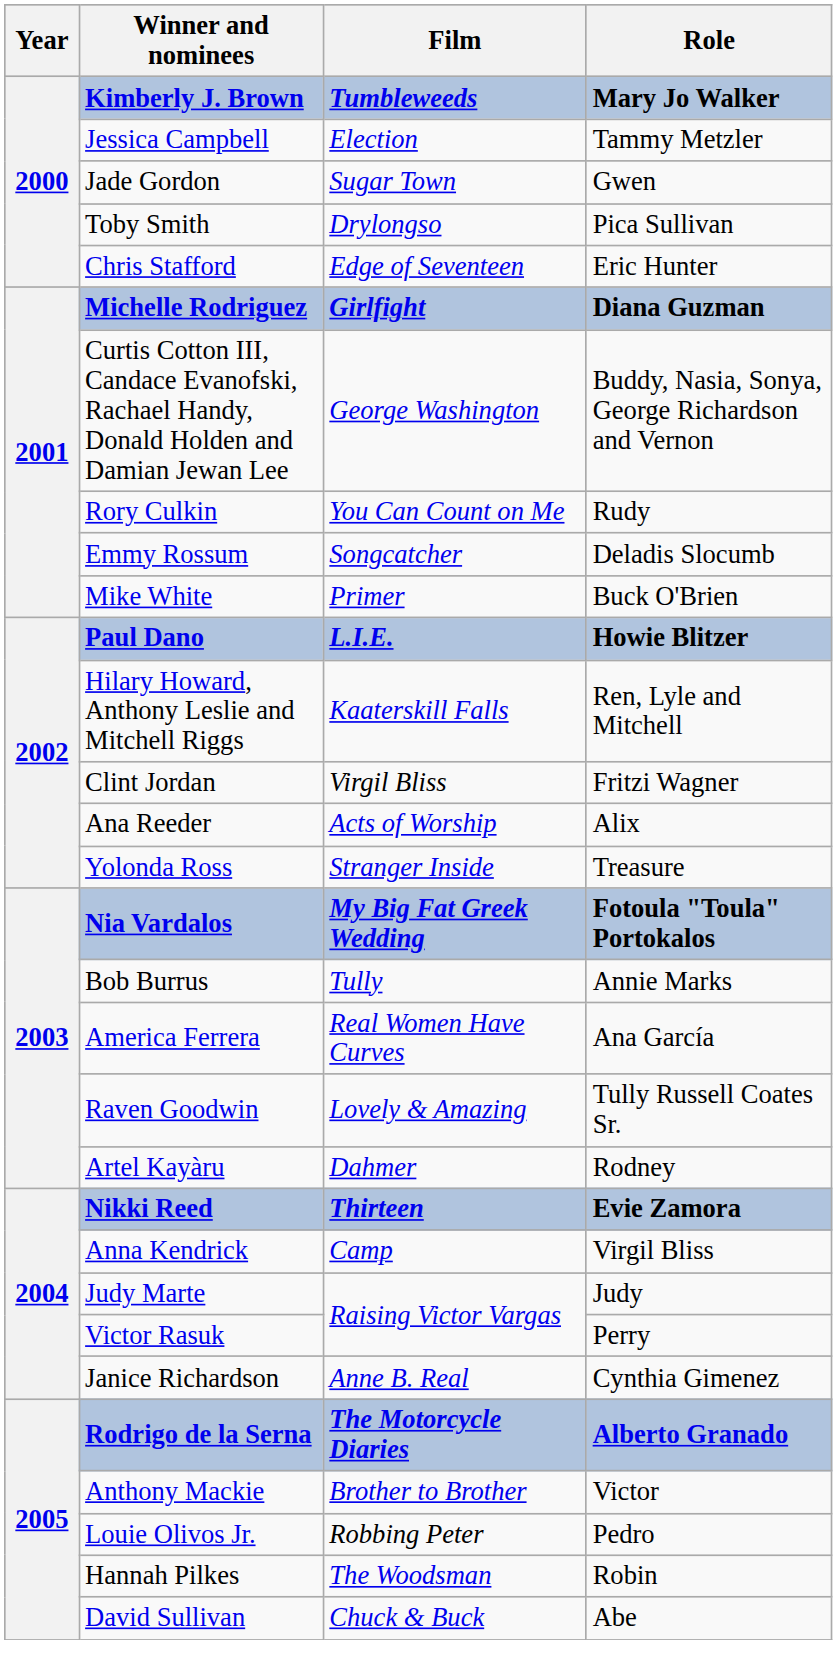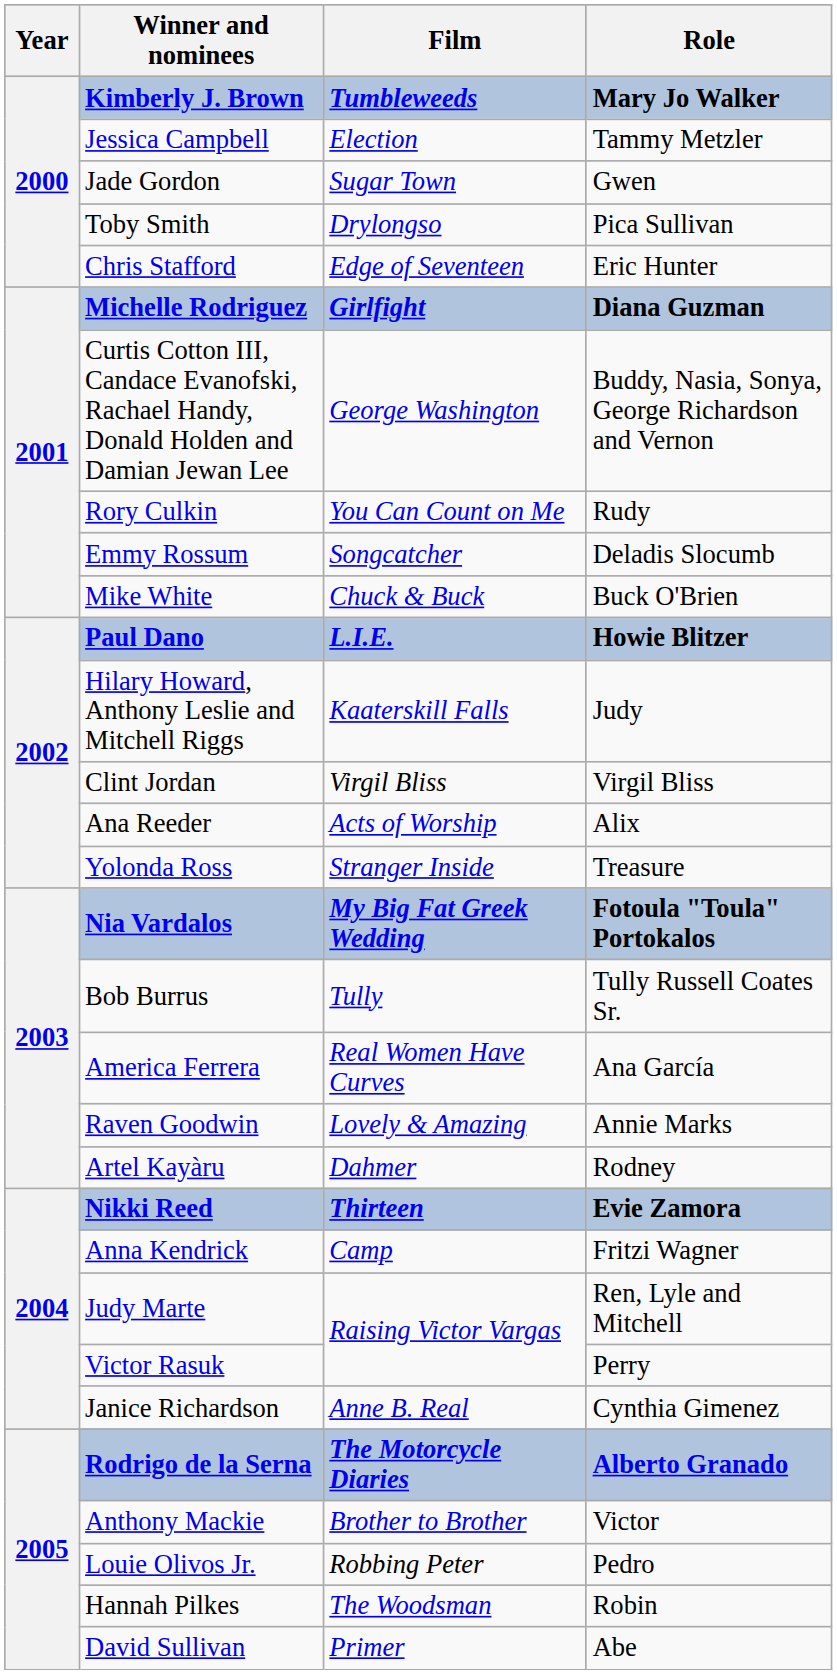(367, 596) Primer -> (407, 596) Chuck & Buck
(667, 710) Ren, Lyle and Mitchell -> (618, 710) Judy
(665, 782) Fritzi Wagner -> (653, 782) Virgil Bliss
(662, 980) Annie Marks -> (703, 995) Tully Russell Coates Sr.
(703, 1109) Tully Russell Coates Sr. -> (662, 1124) Annie Marks
(653, 1251) Virgil Bliss -> (665, 1251) Fritzi Wagner
(618, 1293) Judy -> (667, 1308) Ren, Lyle and Mitchell
(407, 1617) Chuck & Buck -> (367, 1647) Primer
